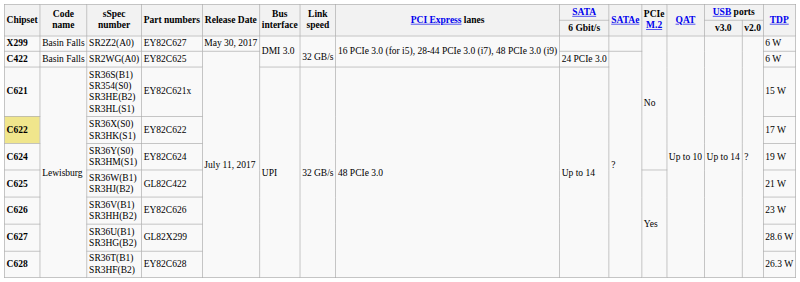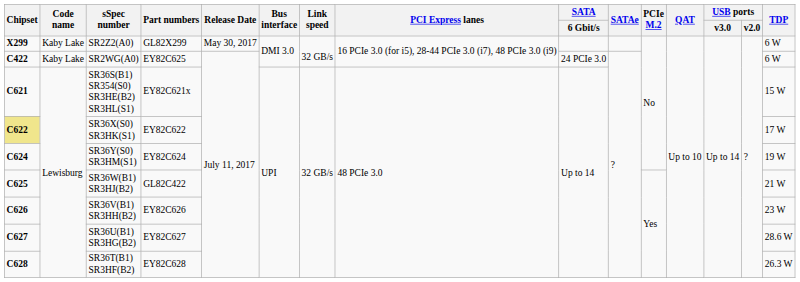(63, 44) Basin Falls -> (63, 44) Kaby Lake
(165, 44) EY82C627 -> (165, 44) GL82X299
(63, 59) Basin Falls -> (63, 59) Kaby Lake
(165, 237) GL82X299 -> (164, 237) EY82C627
